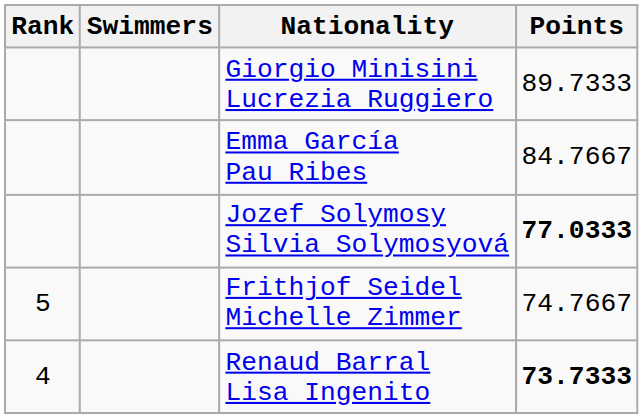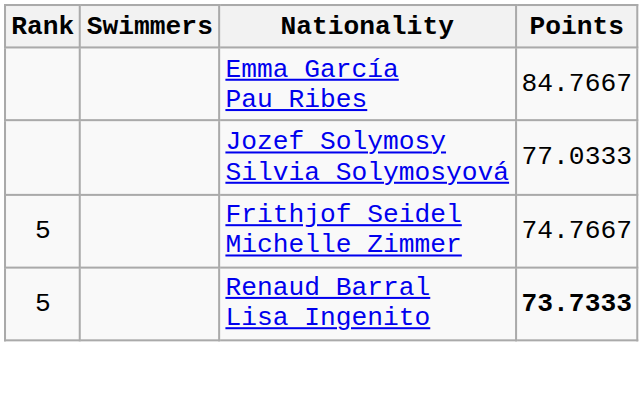- row: (359, 84)
(577, 231) bold -> (577, 157) normal
(43, 377) 4 -> (43, 304) 5
